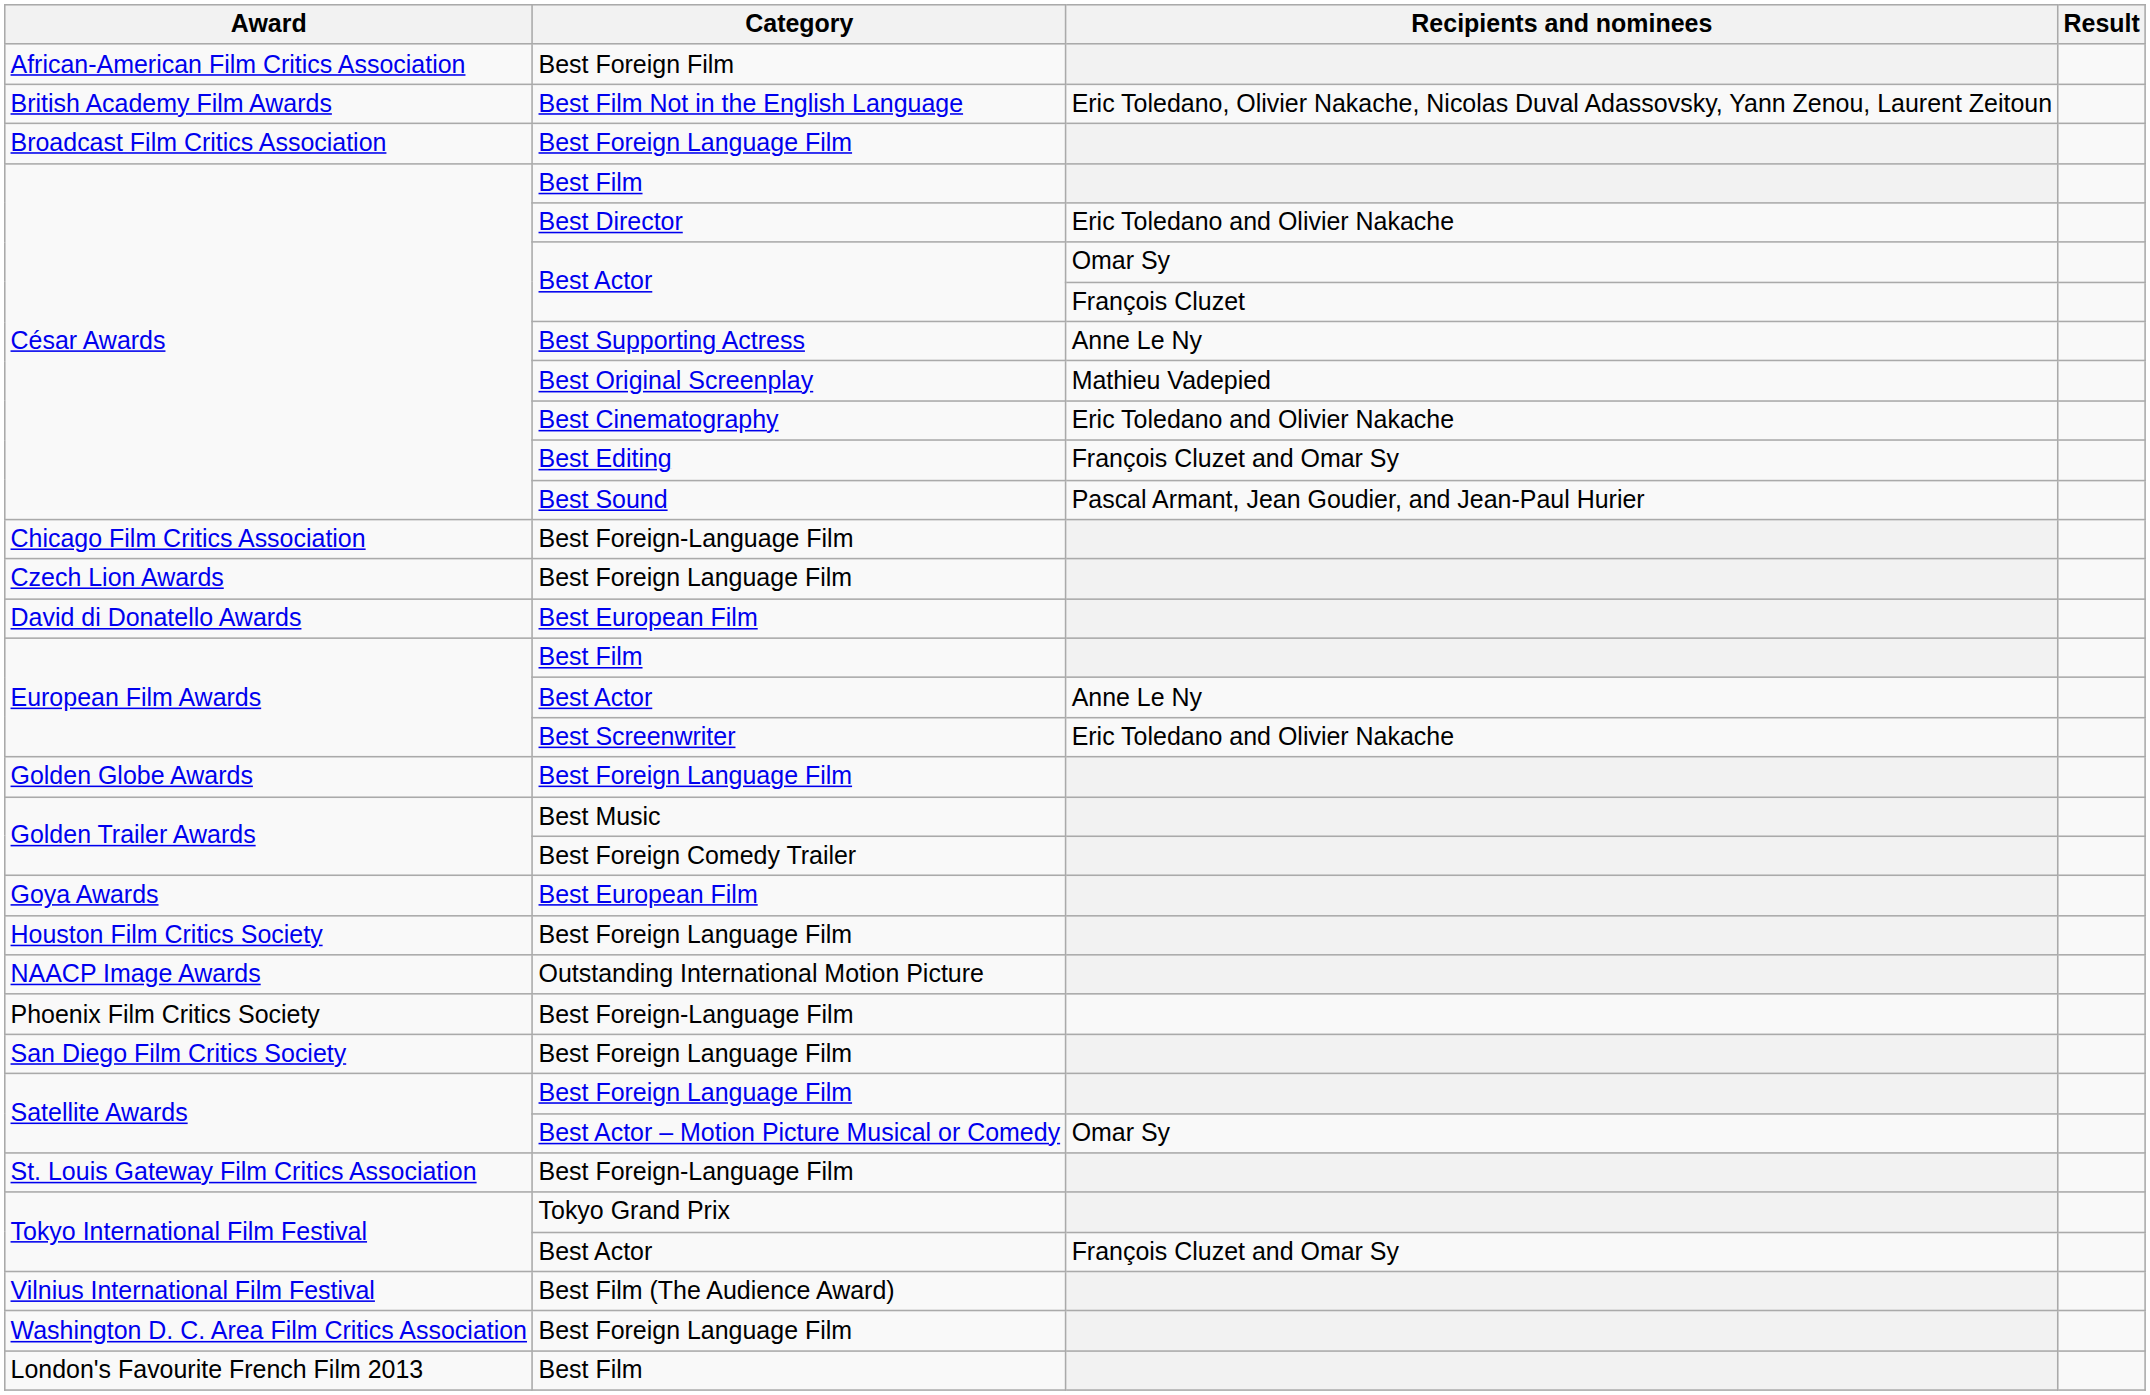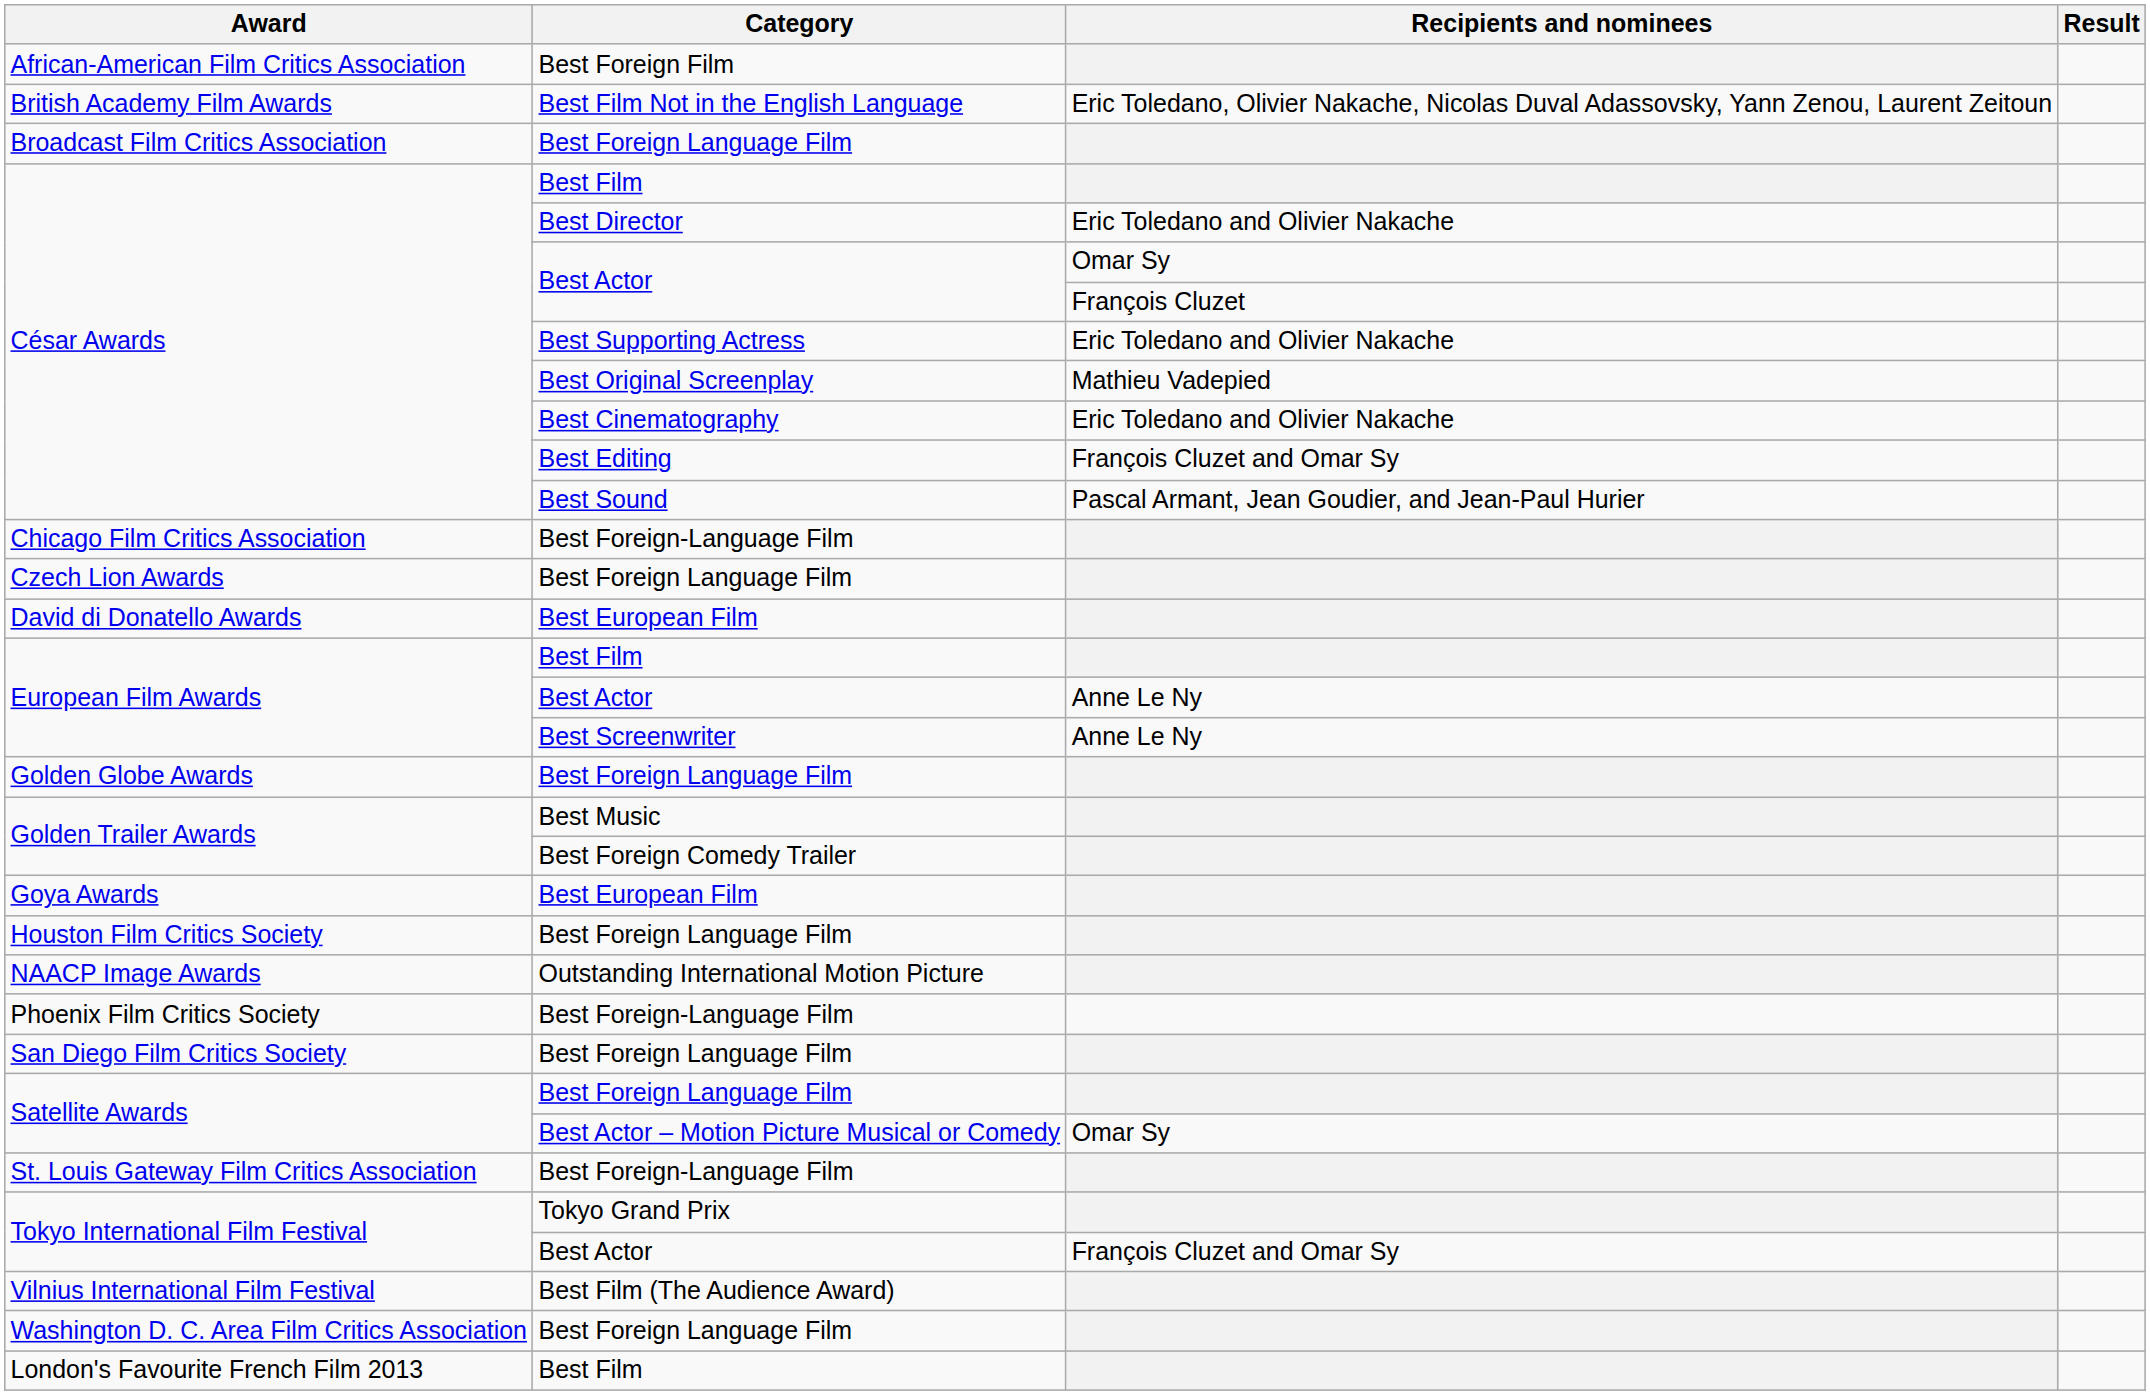(1137, 340) Anne Le Ny -> (1263, 340) Eric Toledano and Olivier Nakache
(1263, 736) Eric Toledano and Olivier Nakache -> (1137, 736) Anne Le Ny
